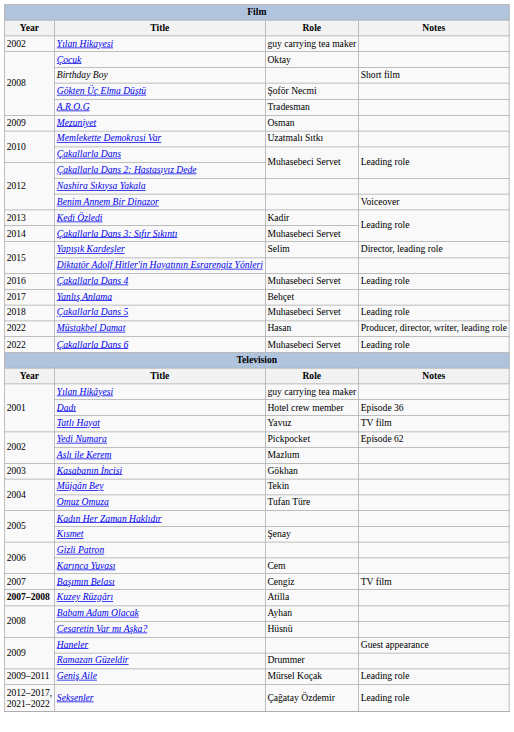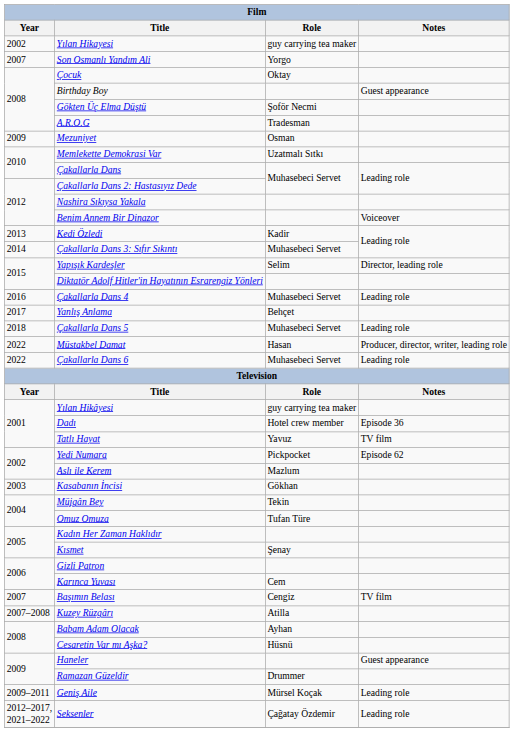+ row: (104, 59)
(380, 75) Short film -> (395, 91) Guest appearance
(28, 597) bold -> (28, 613) normal
